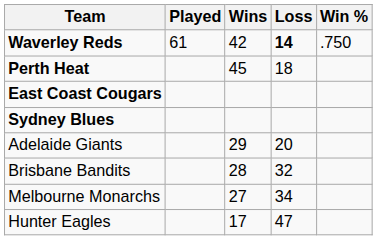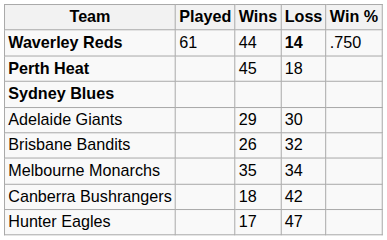(238, 42) 42 -> (248, 42) 44
- row: (85, 94)
(284, 145) 20 -> (294, 119) 30
(238, 171) 28 -> (248, 145) 26
(238, 196) 27 -> (248, 171) 35
+ row: (90, 196)
